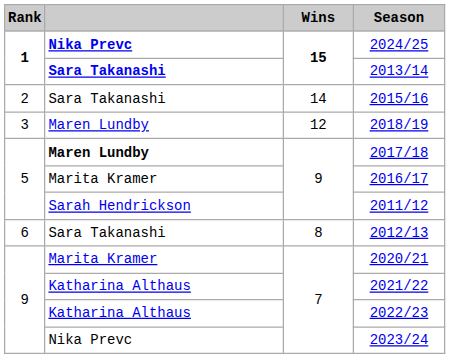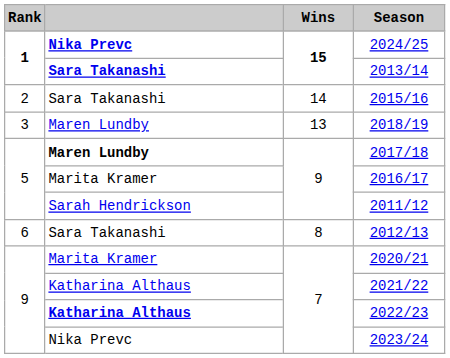(318, 126) 12 -> (318, 126) 13
(120, 313) normal -> (120, 313) bold
